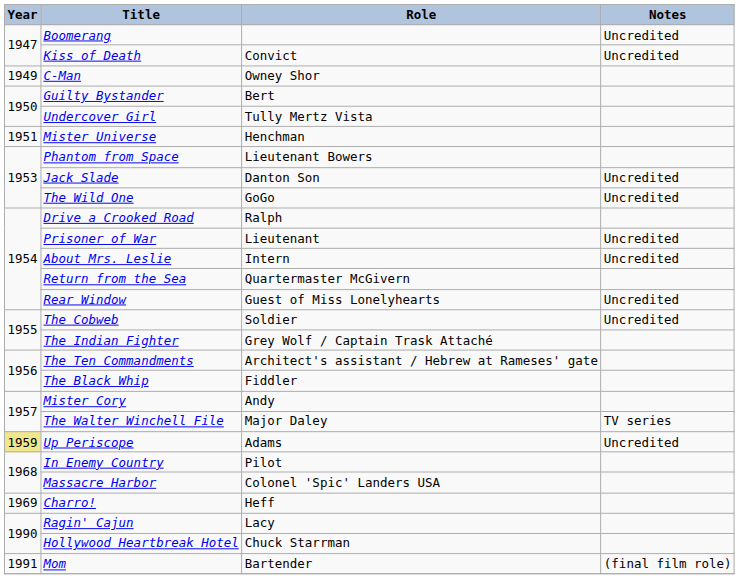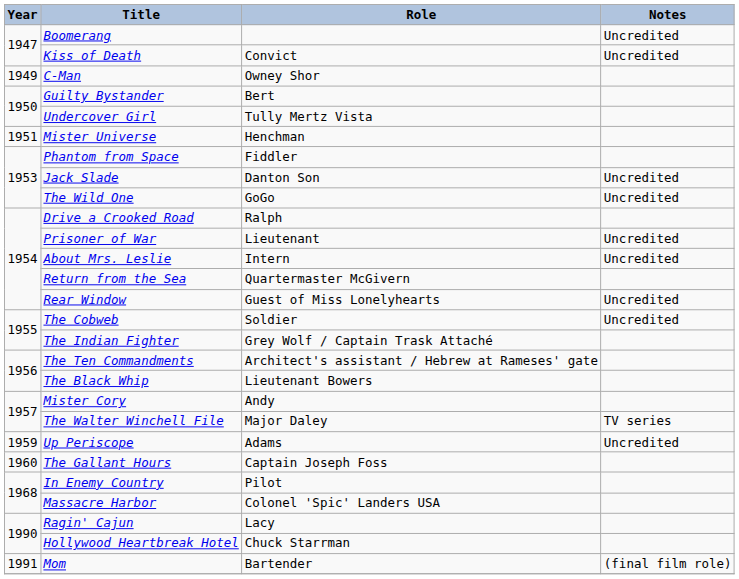(309, 157) Lieutenant Bowers -> (271, 157) Fiddler
(271, 381) Fiddler -> (309, 381) Lieutenant Bowers
(22, 442) khaki background -> (22, 442) no background
+ row: (107, 462)
- row: (70, 503)
